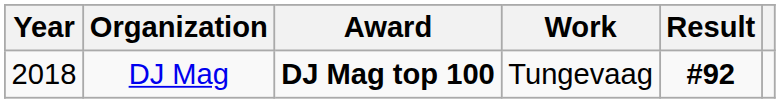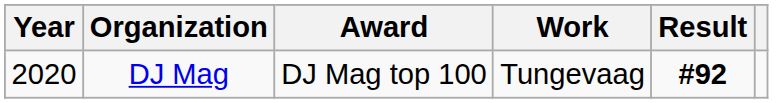(44, 73) 2018 -> (44, 73) 2020
(388, 73) bold -> (384, 73) normal
